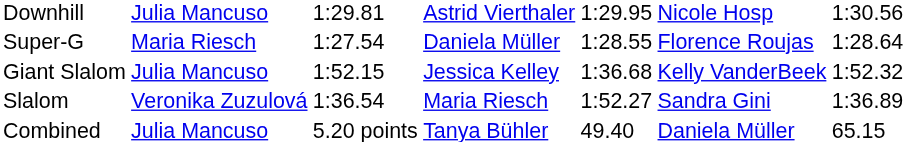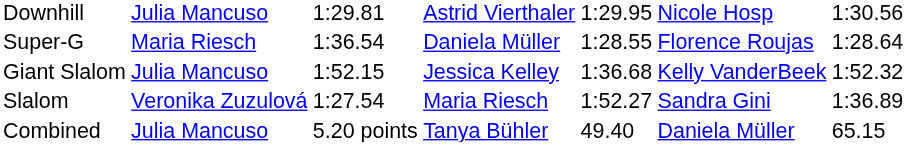(349, 42) 1:27.54 -> (349, 42) 1:36.54
(349, 101) 1:36.54 -> (349, 101) 1:27.54
